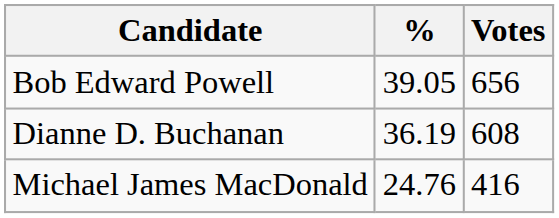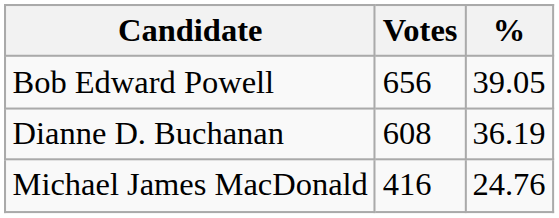columns swapped: (508, 30) <-> (419, 30)
